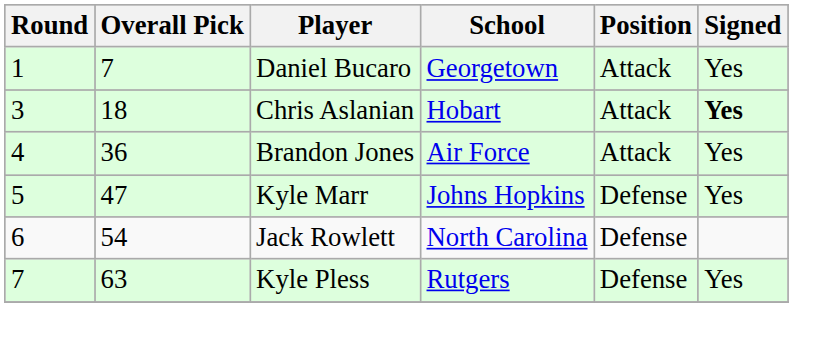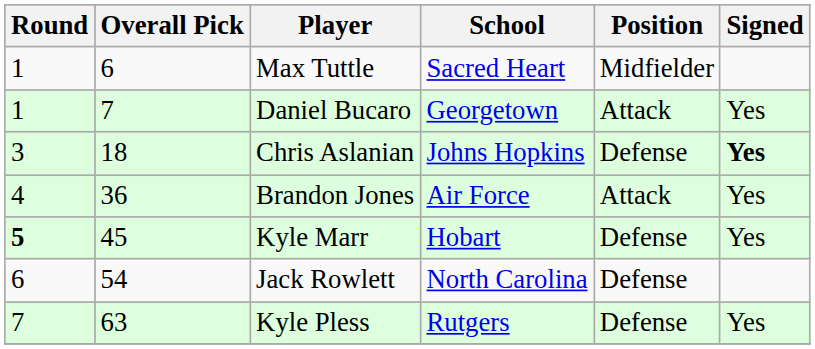+ row: (315, 68)
(464, 110) Hobart -> (506, 152) Johns Hopkins
(635, 110) Attack -> (644, 152) Defense
(18, 195) normal -> (18, 237) bold
(114, 195) 47 -> (114, 237) 45
(506, 195) Johns Hopkins -> (464, 237) Hobart
